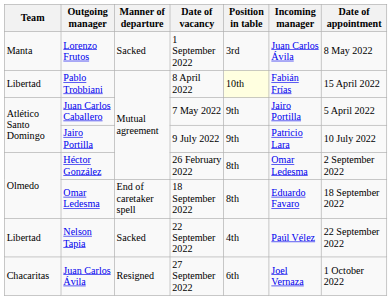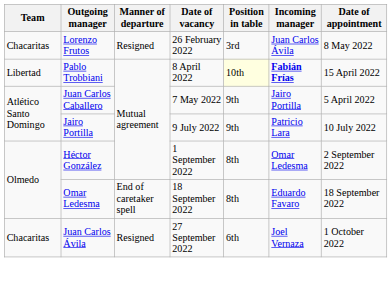(20, 51) Manta -> (28, 45) Chacaritas
(131, 51) Sacked -> (135, 45) Resigned
(194, 51) 1 September 2022 -> (197, 45) 26 February 2022
(285, 84) normal -> (286, 72) bold
(197, 166) 26 February 2022 -> (194, 160) 1 September 2022
- row: (78, 237)
